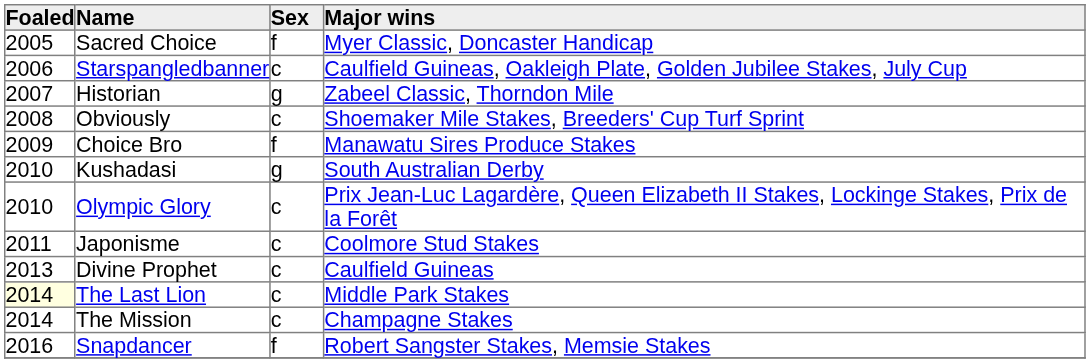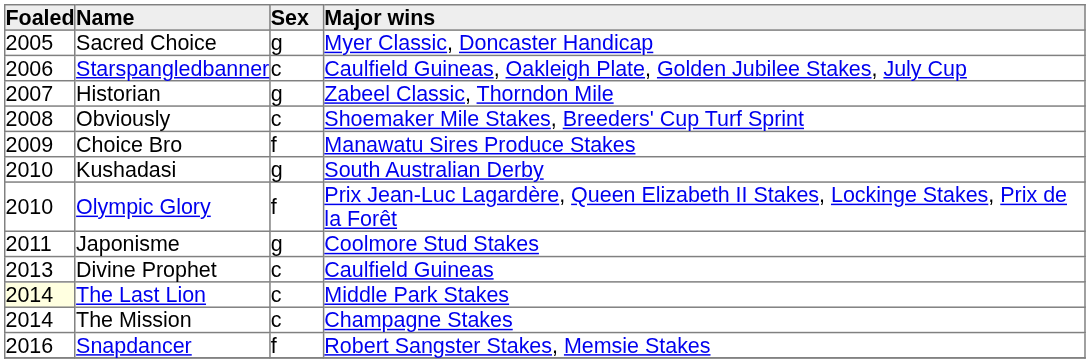(274, 43) f -> (277, 43) g
(276, 207) c -> (274, 207) f
(276, 244) c -> (277, 244) g
